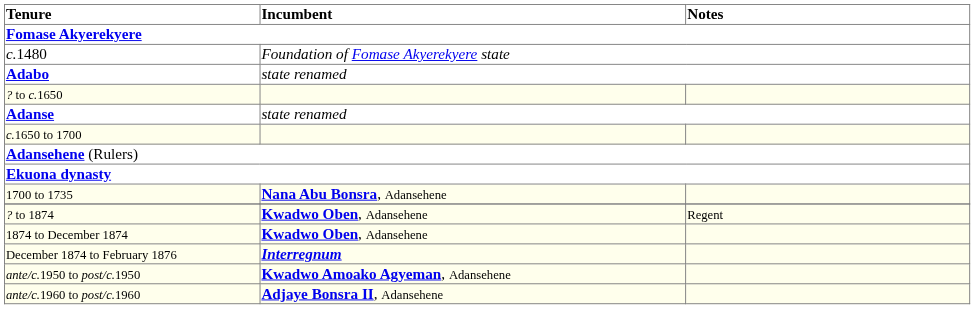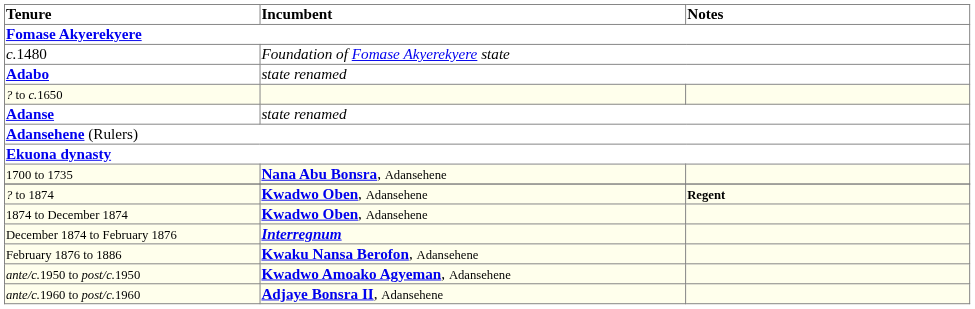- row: (44, 135)
(705, 214) normal -> (706, 194) bold
+ row: (64, 254)
